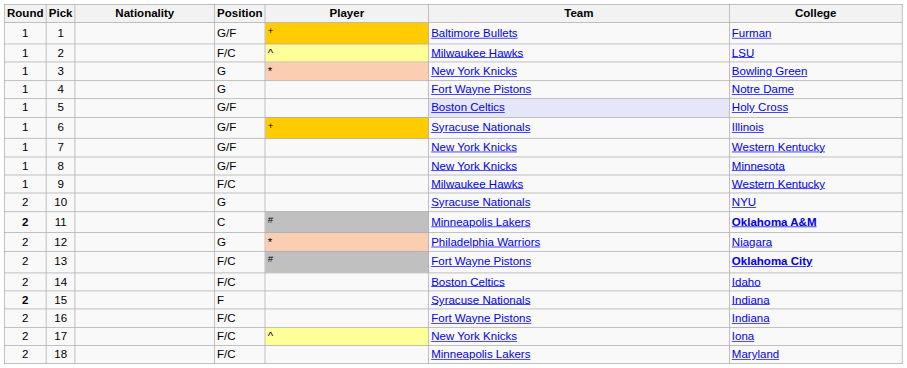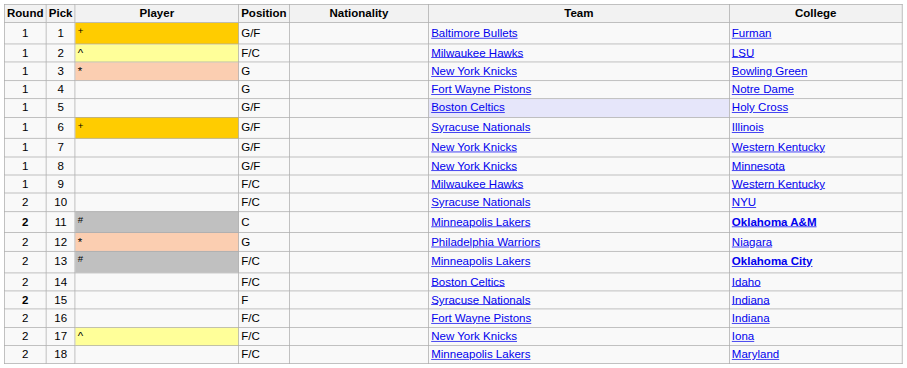columns swapped: (347, 13) <-> (145, 13)
(222, 202) G -> (250, 202) F/C
(481, 262) Fort Wayne Pistons -> (481, 262) Minneapolis Lakers
